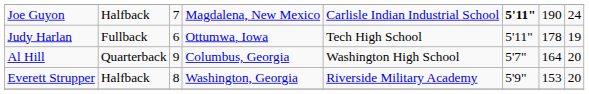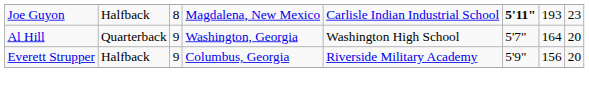(176, 15) 7 -> (176, 15) 8
(552, 15) 190 -> (552, 15) 193
(574, 15) 24 -> (574, 15) 23
- row: (40, 36)
(237, 57) Columbus, Georgia -> (242, 36) Washington, Georgia
(176, 78) 8 -> (176, 57) 9
(242, 78) Washington, Georgia -> (237, 57) Columbus, Georgia
(552, 78) 153 -> (552, 57) 156
